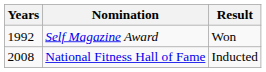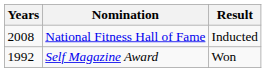rows swapped: (102, 36) <-> (125, 57)
